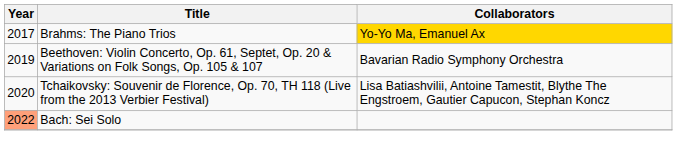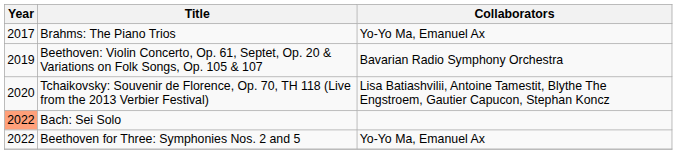(422, 33) gold background -> (422, 33) no background
+ row: (170, 139)
